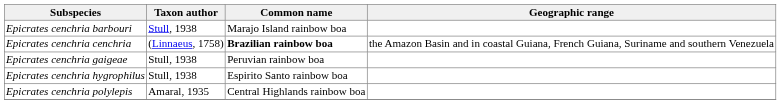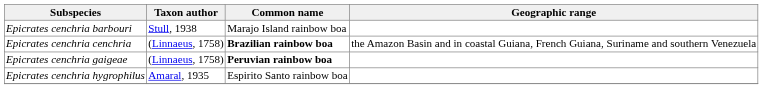(173, 60) Stull, 1938 -> (186, 60) (Linnaeus, 1758)
(276, 60) normal -> (280, 60) bold
(173, 75) Stull, 1938 -> (179, 75) Amaral, 1935
- row: (69, 91)
